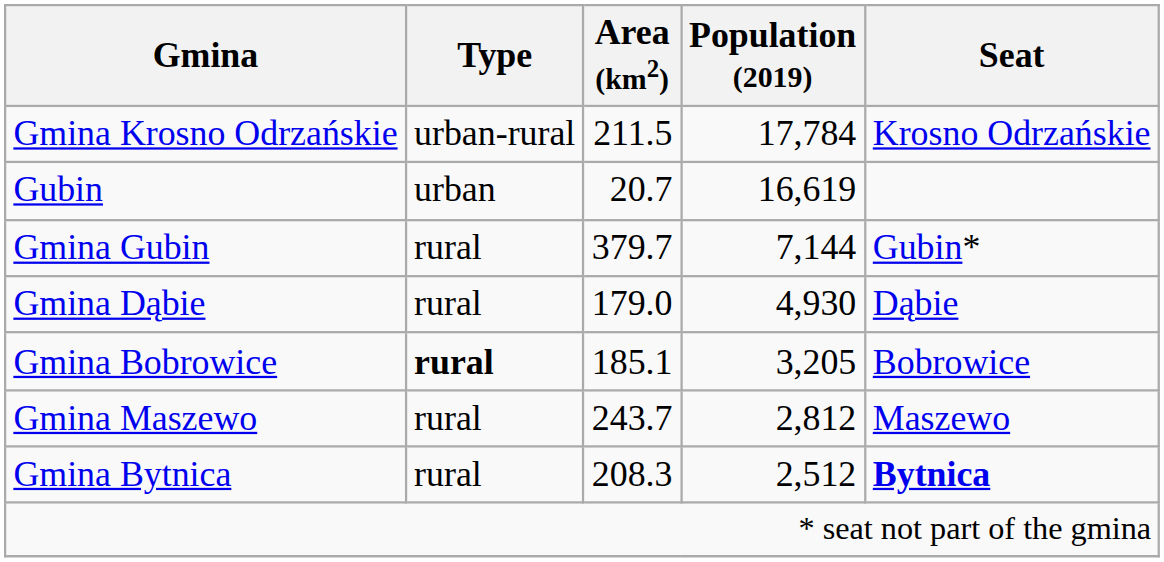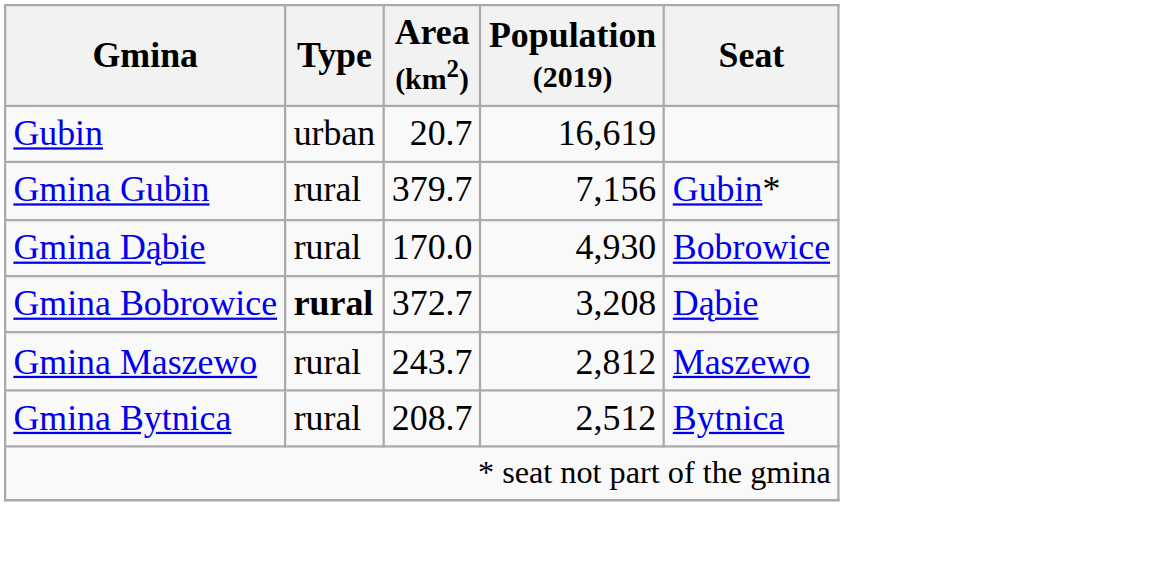- row: (205, 133)
(816, 246) 7,144 -> (616, 190) 7,156
(632, 303) 179.0 -> (432, 246) 170.0
(916, 303) Dąbie -> (751, 246) Bobrowice
(632, 360) 185.1 -> (432, 303) 372.7
(816, 360) 3,205 -> (616, 303) 3,208
(951, 360) Bobrowice -> (716, 303) Dąbie
(632, 474) 208.3 -> (432, 417) 208.7
(932, 474) bold -> (729, 417) normal
